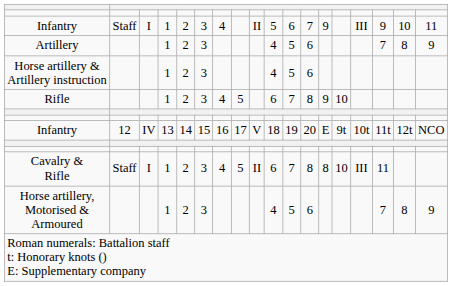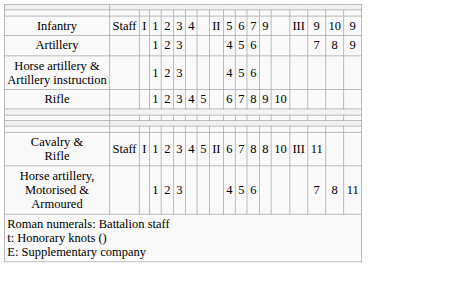(431, 25) 11 -> (353, 25) 9
- row: (57, 130)
(431, 209) 9 -> (353, 189) 11
